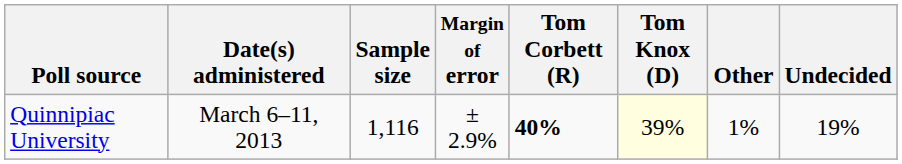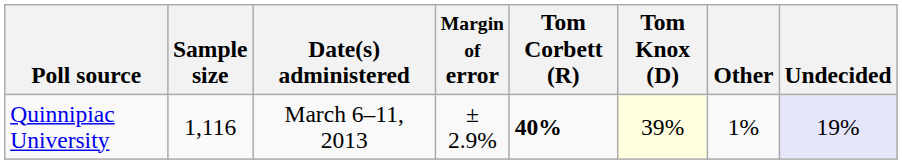columns swapped: (259, 62) <-> (393, 62)
(838, 126) no background -> (838, 126) lavender background
